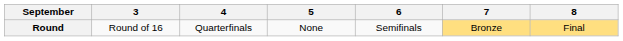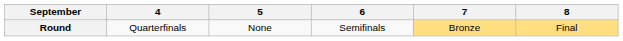- column: (136, 12)
